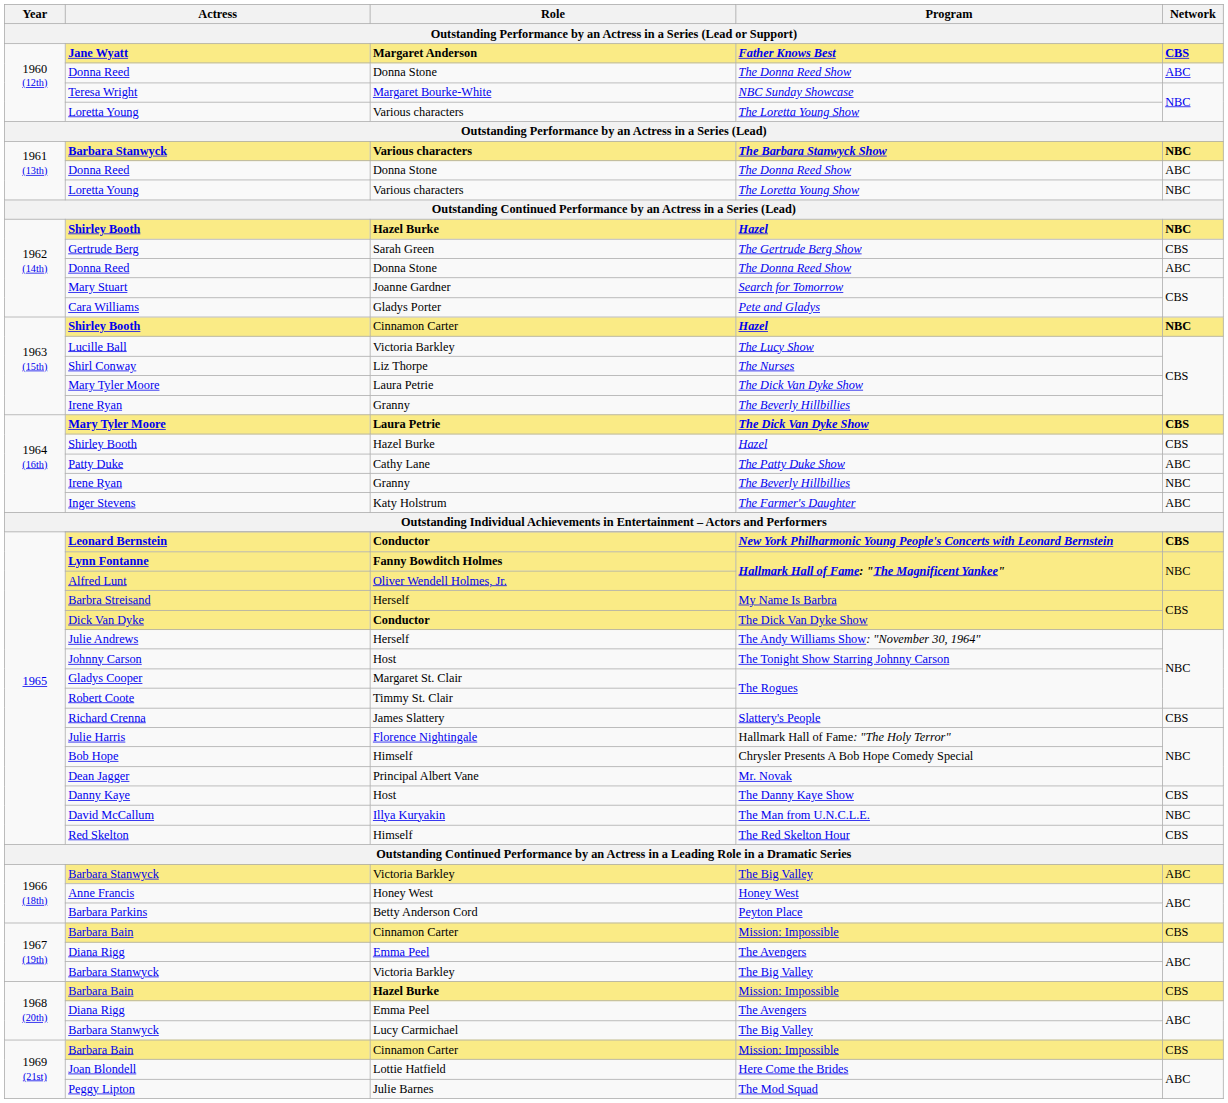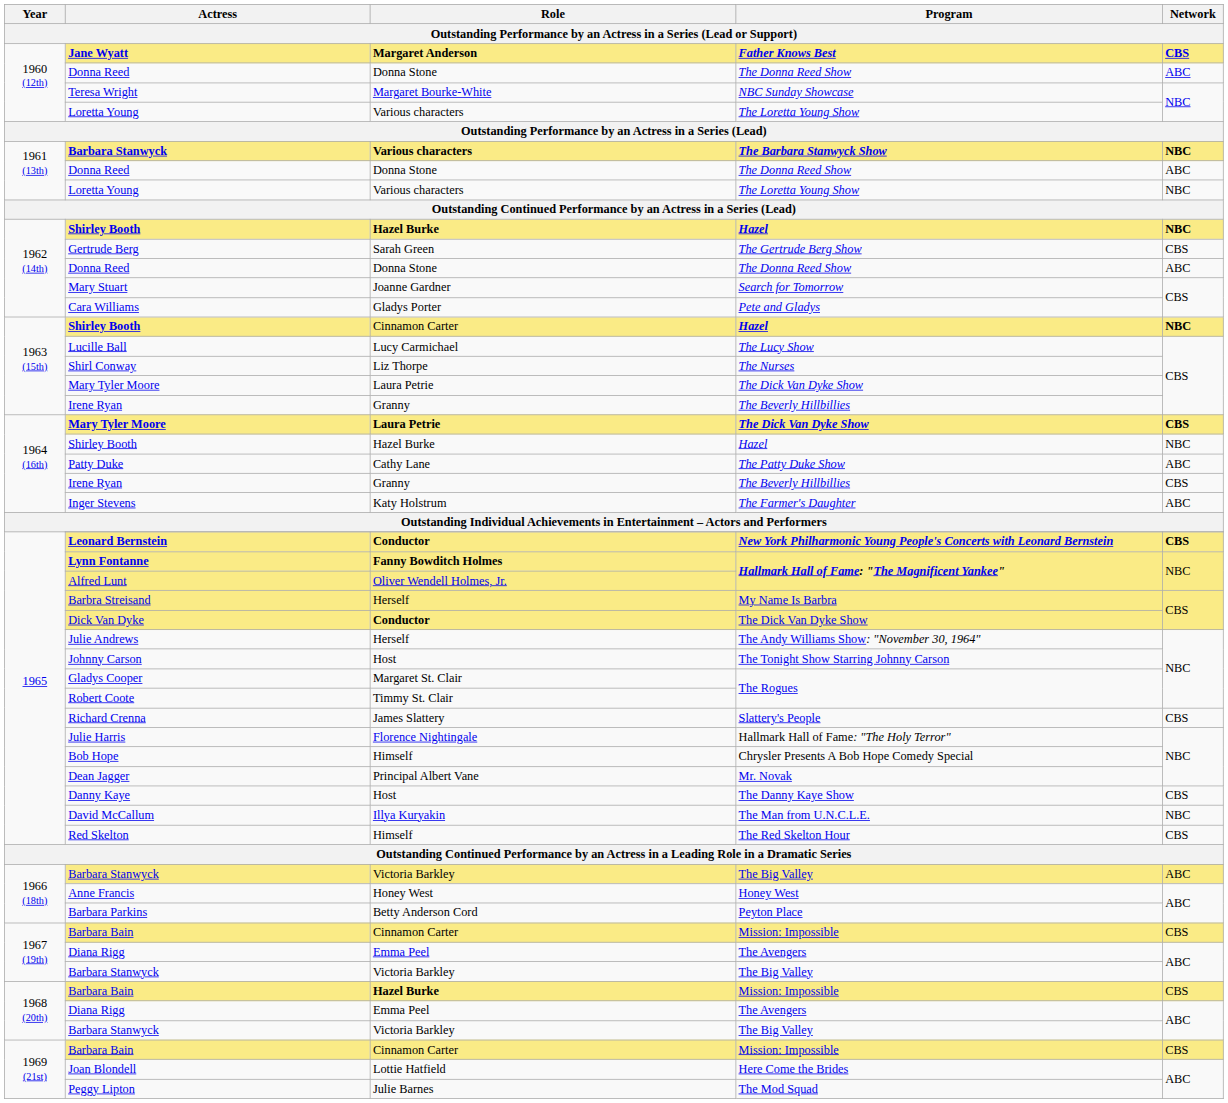(414, 346) Victoria Barkley -> (415, 346) Lucy Carmichael
(1177, 444) CBS -> (1178, 444) NBC
(1178, 483) NBC -> (1177, 483) CBS
(415, 1030) Lucy Carmichael -> (414, 1030) Victoria Barkley
